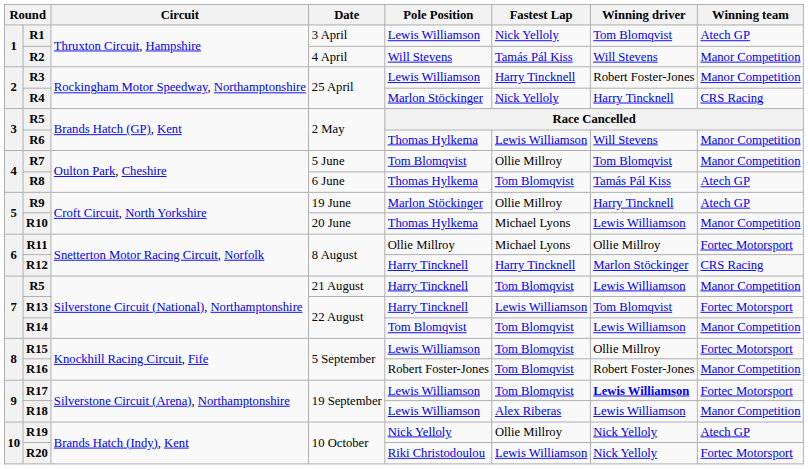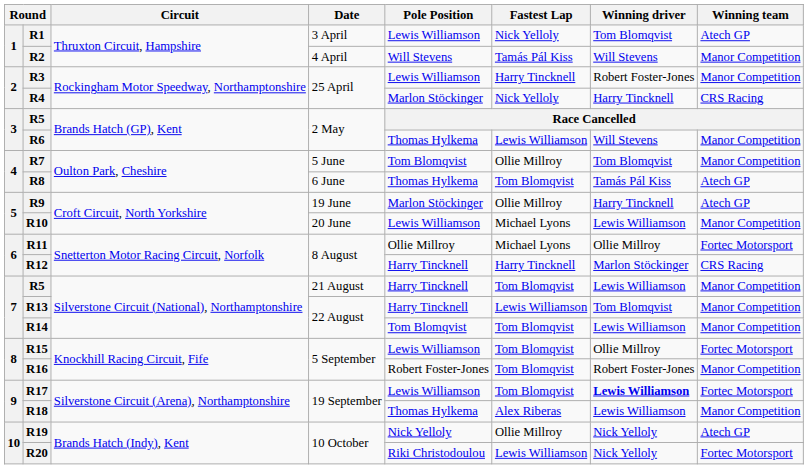(433, 223) Thomas Hylkema -> (434, 223) Lewis Williamson
(747, 306) Fortec Motorsport -> (750, 306) Manor Competition
(434, 410) Lewis Williamson -> (433, 410) Thomas Hylkema
